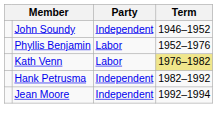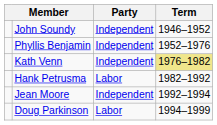(109, 45) Labor -> (124, 45) Independent
(109, 62) Labor -> (124, 62) Independent
(124, 78) Independent -> (109, 78) Labor
+ row: (51, 111)
